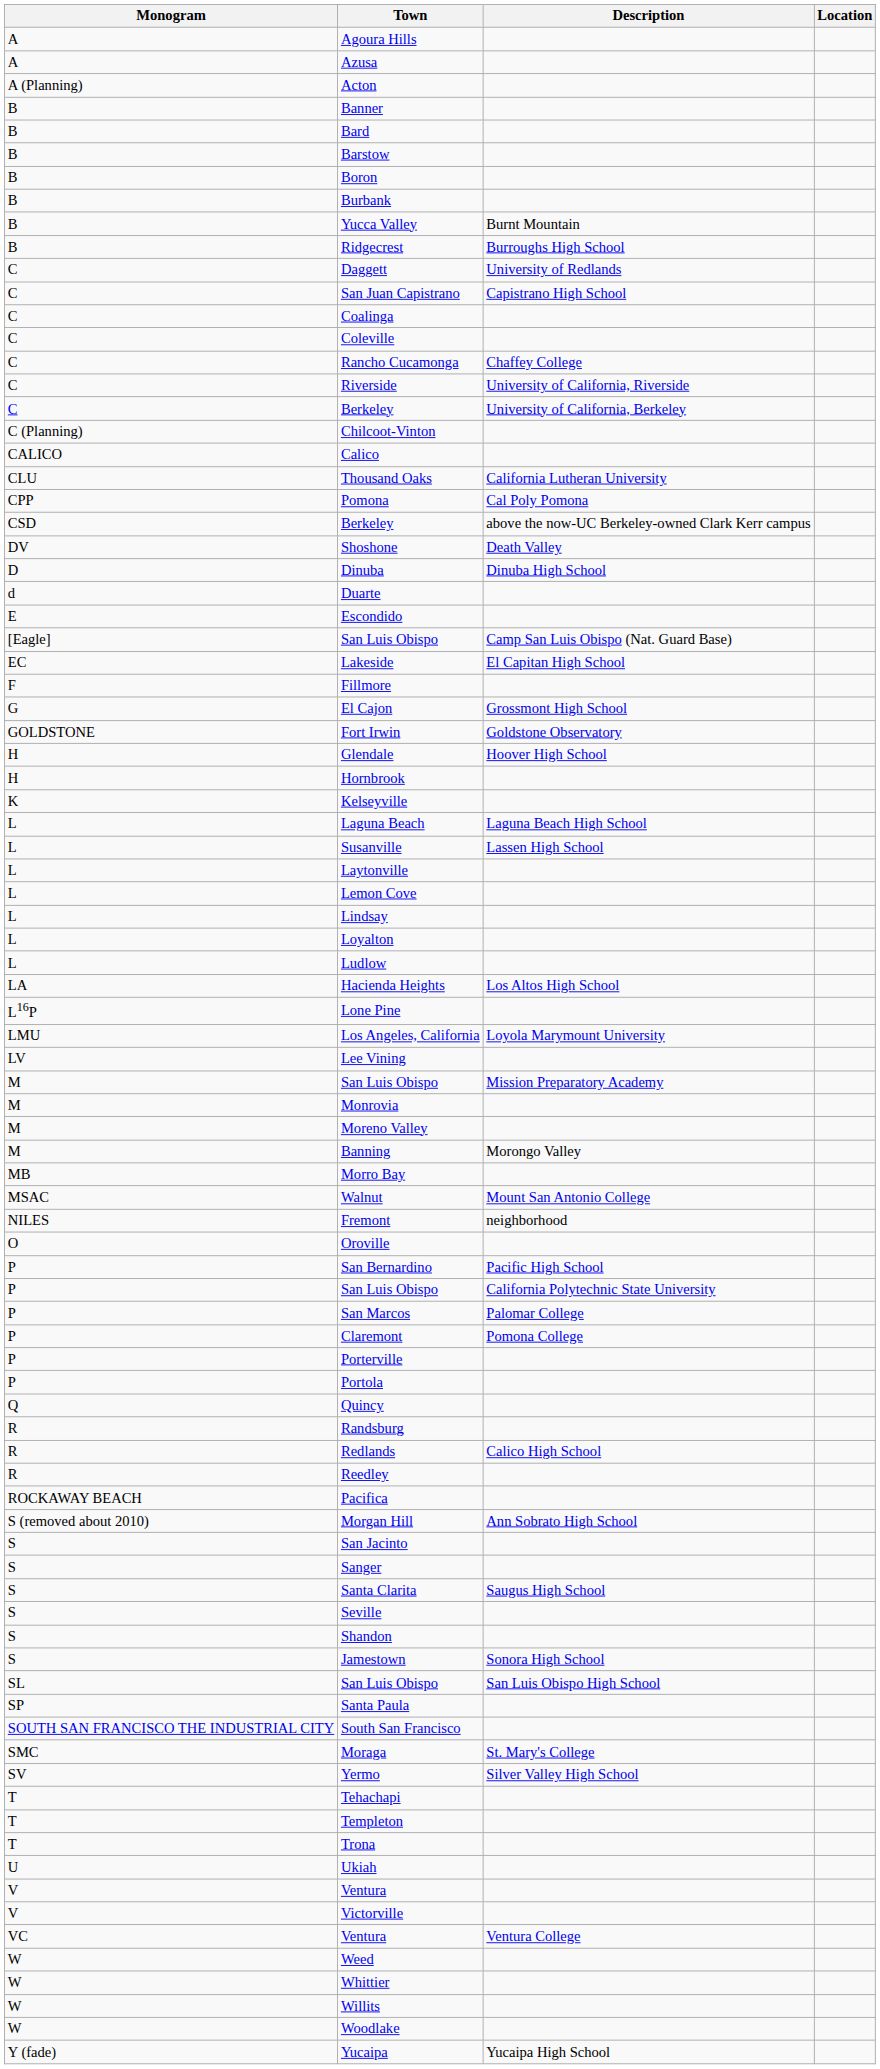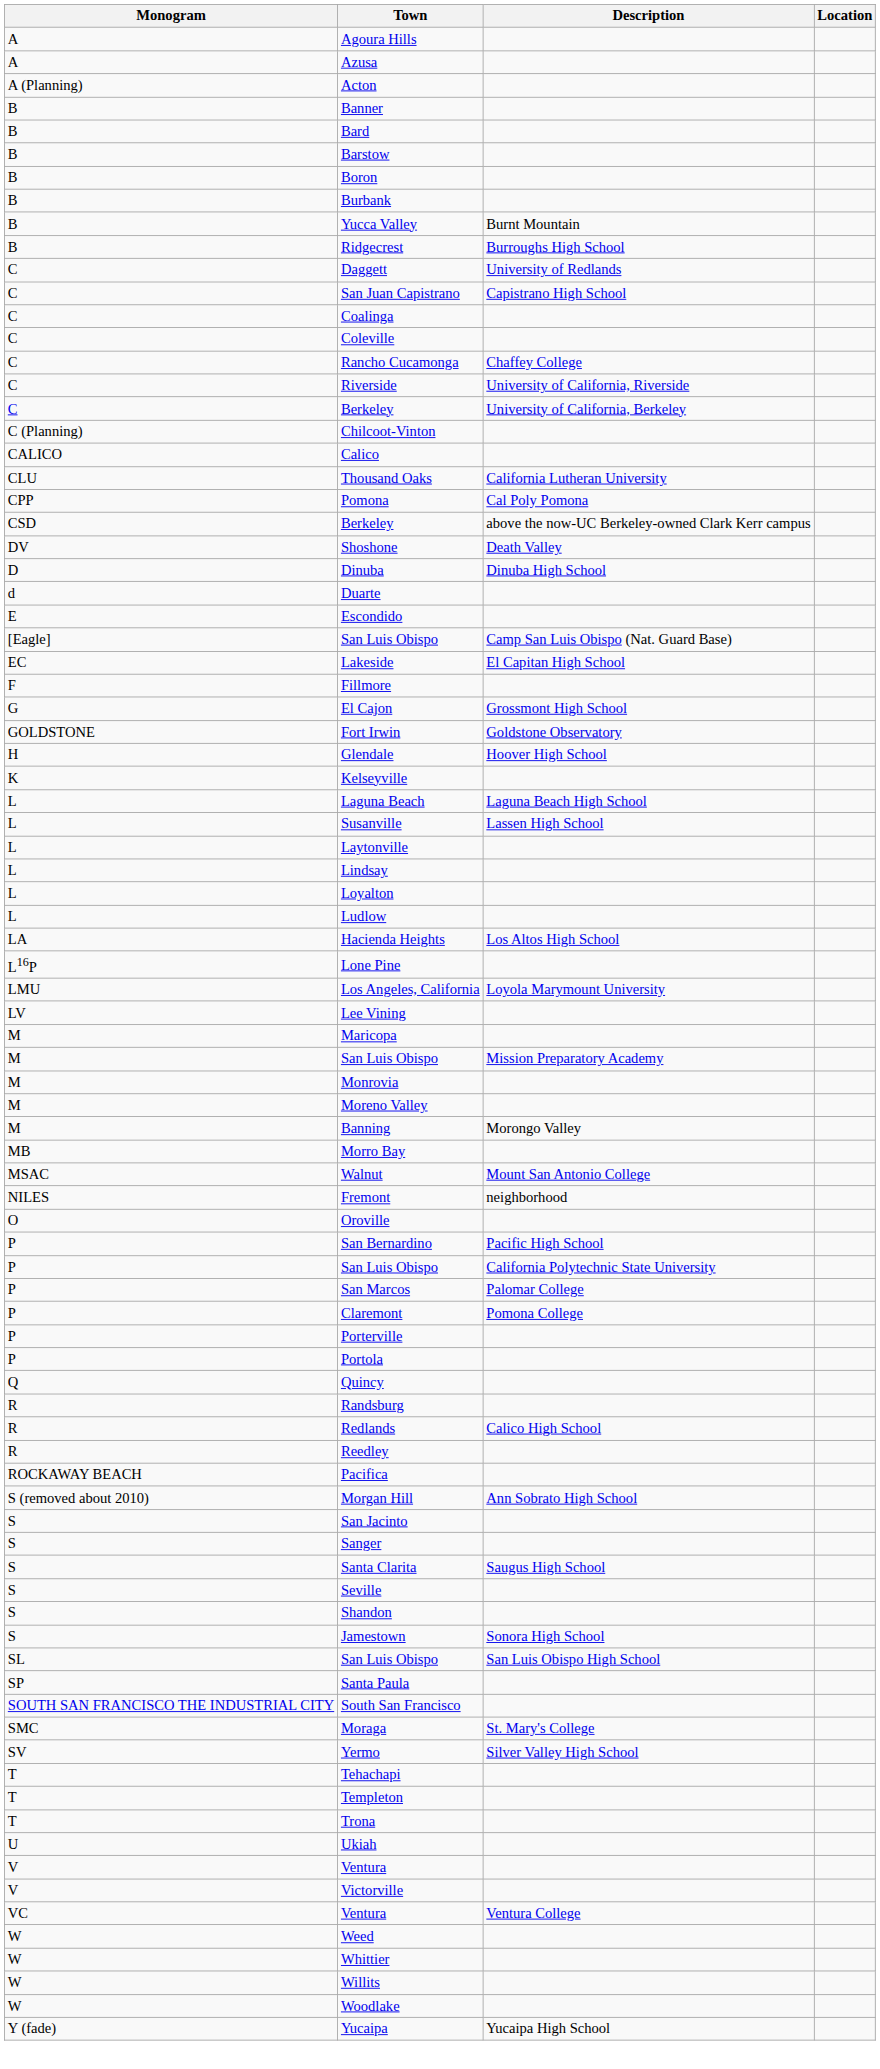- row: (13, 778)
- row: (12, 893)
+ row: (14, 1035)
